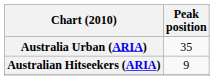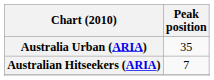(186, 65) 9 -> (186, 65) 7
